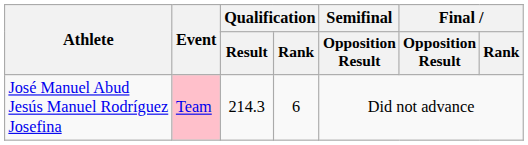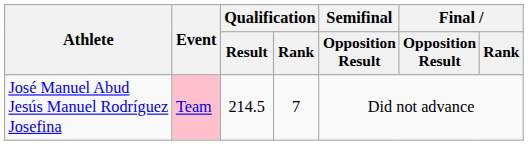(247, 107) 214.3 -> (247, 107) 214.5
(296, 107) 6 -> (296, 107) 7
